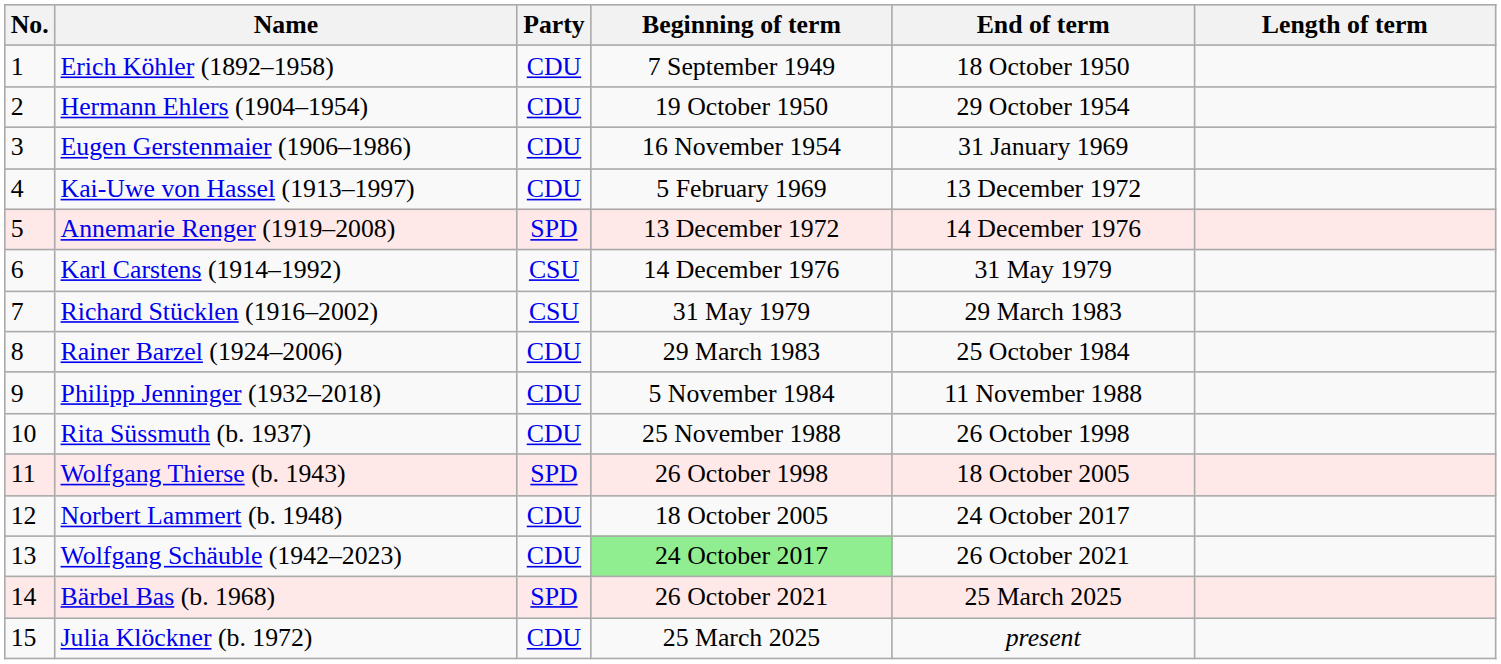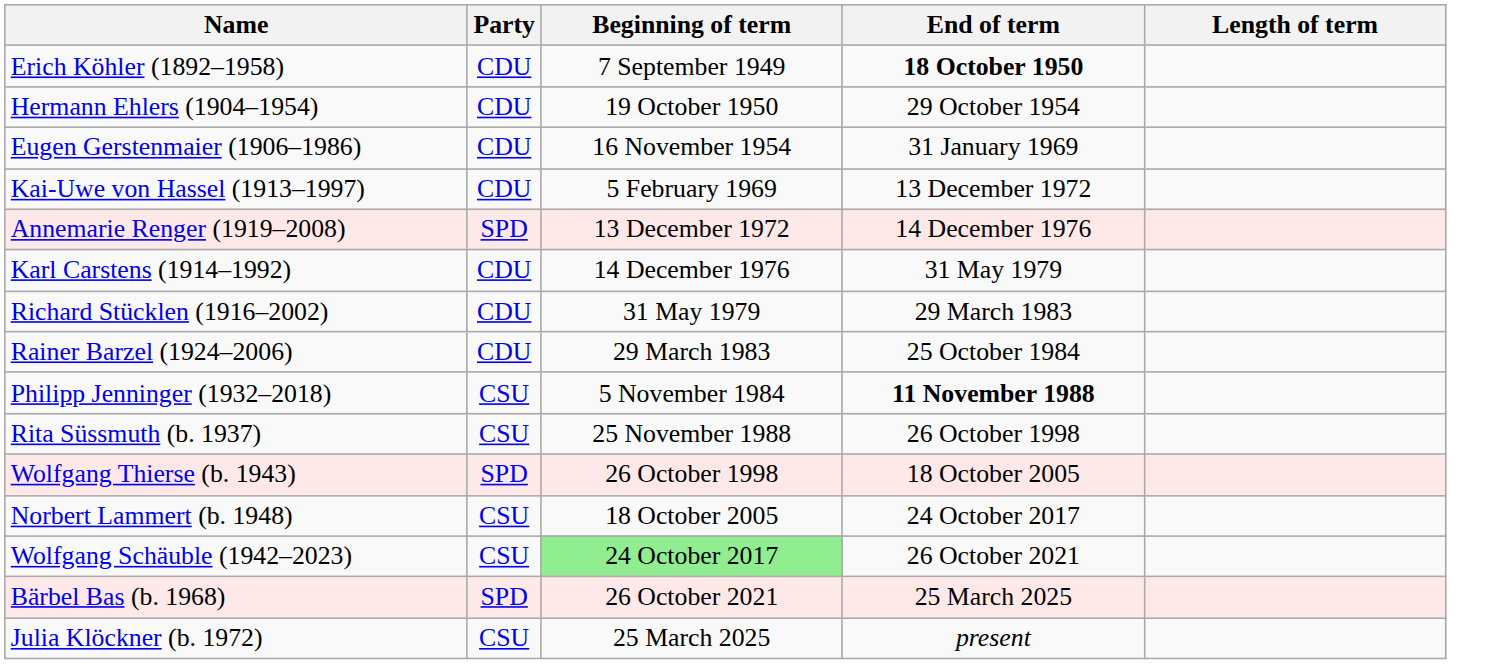- column: (30, 24)
(1043, 65) normal -> (993, 65) bold
(554, 270) CSU -> (504, 270) CDU
(554, 310) CSU -> (504, 310) CDU
(554, 392) CDU -> (504, 392) CSU
(1043, 392) normal -> (993, 392) bold
(554, 433) CDU -> (504, 433) CSU
(554, 515) CDU -> (504, 515) CSU
(554, 556) CDU -> (504, 556) CSU
(554, 637) CDU -> (504, 637) CSU
